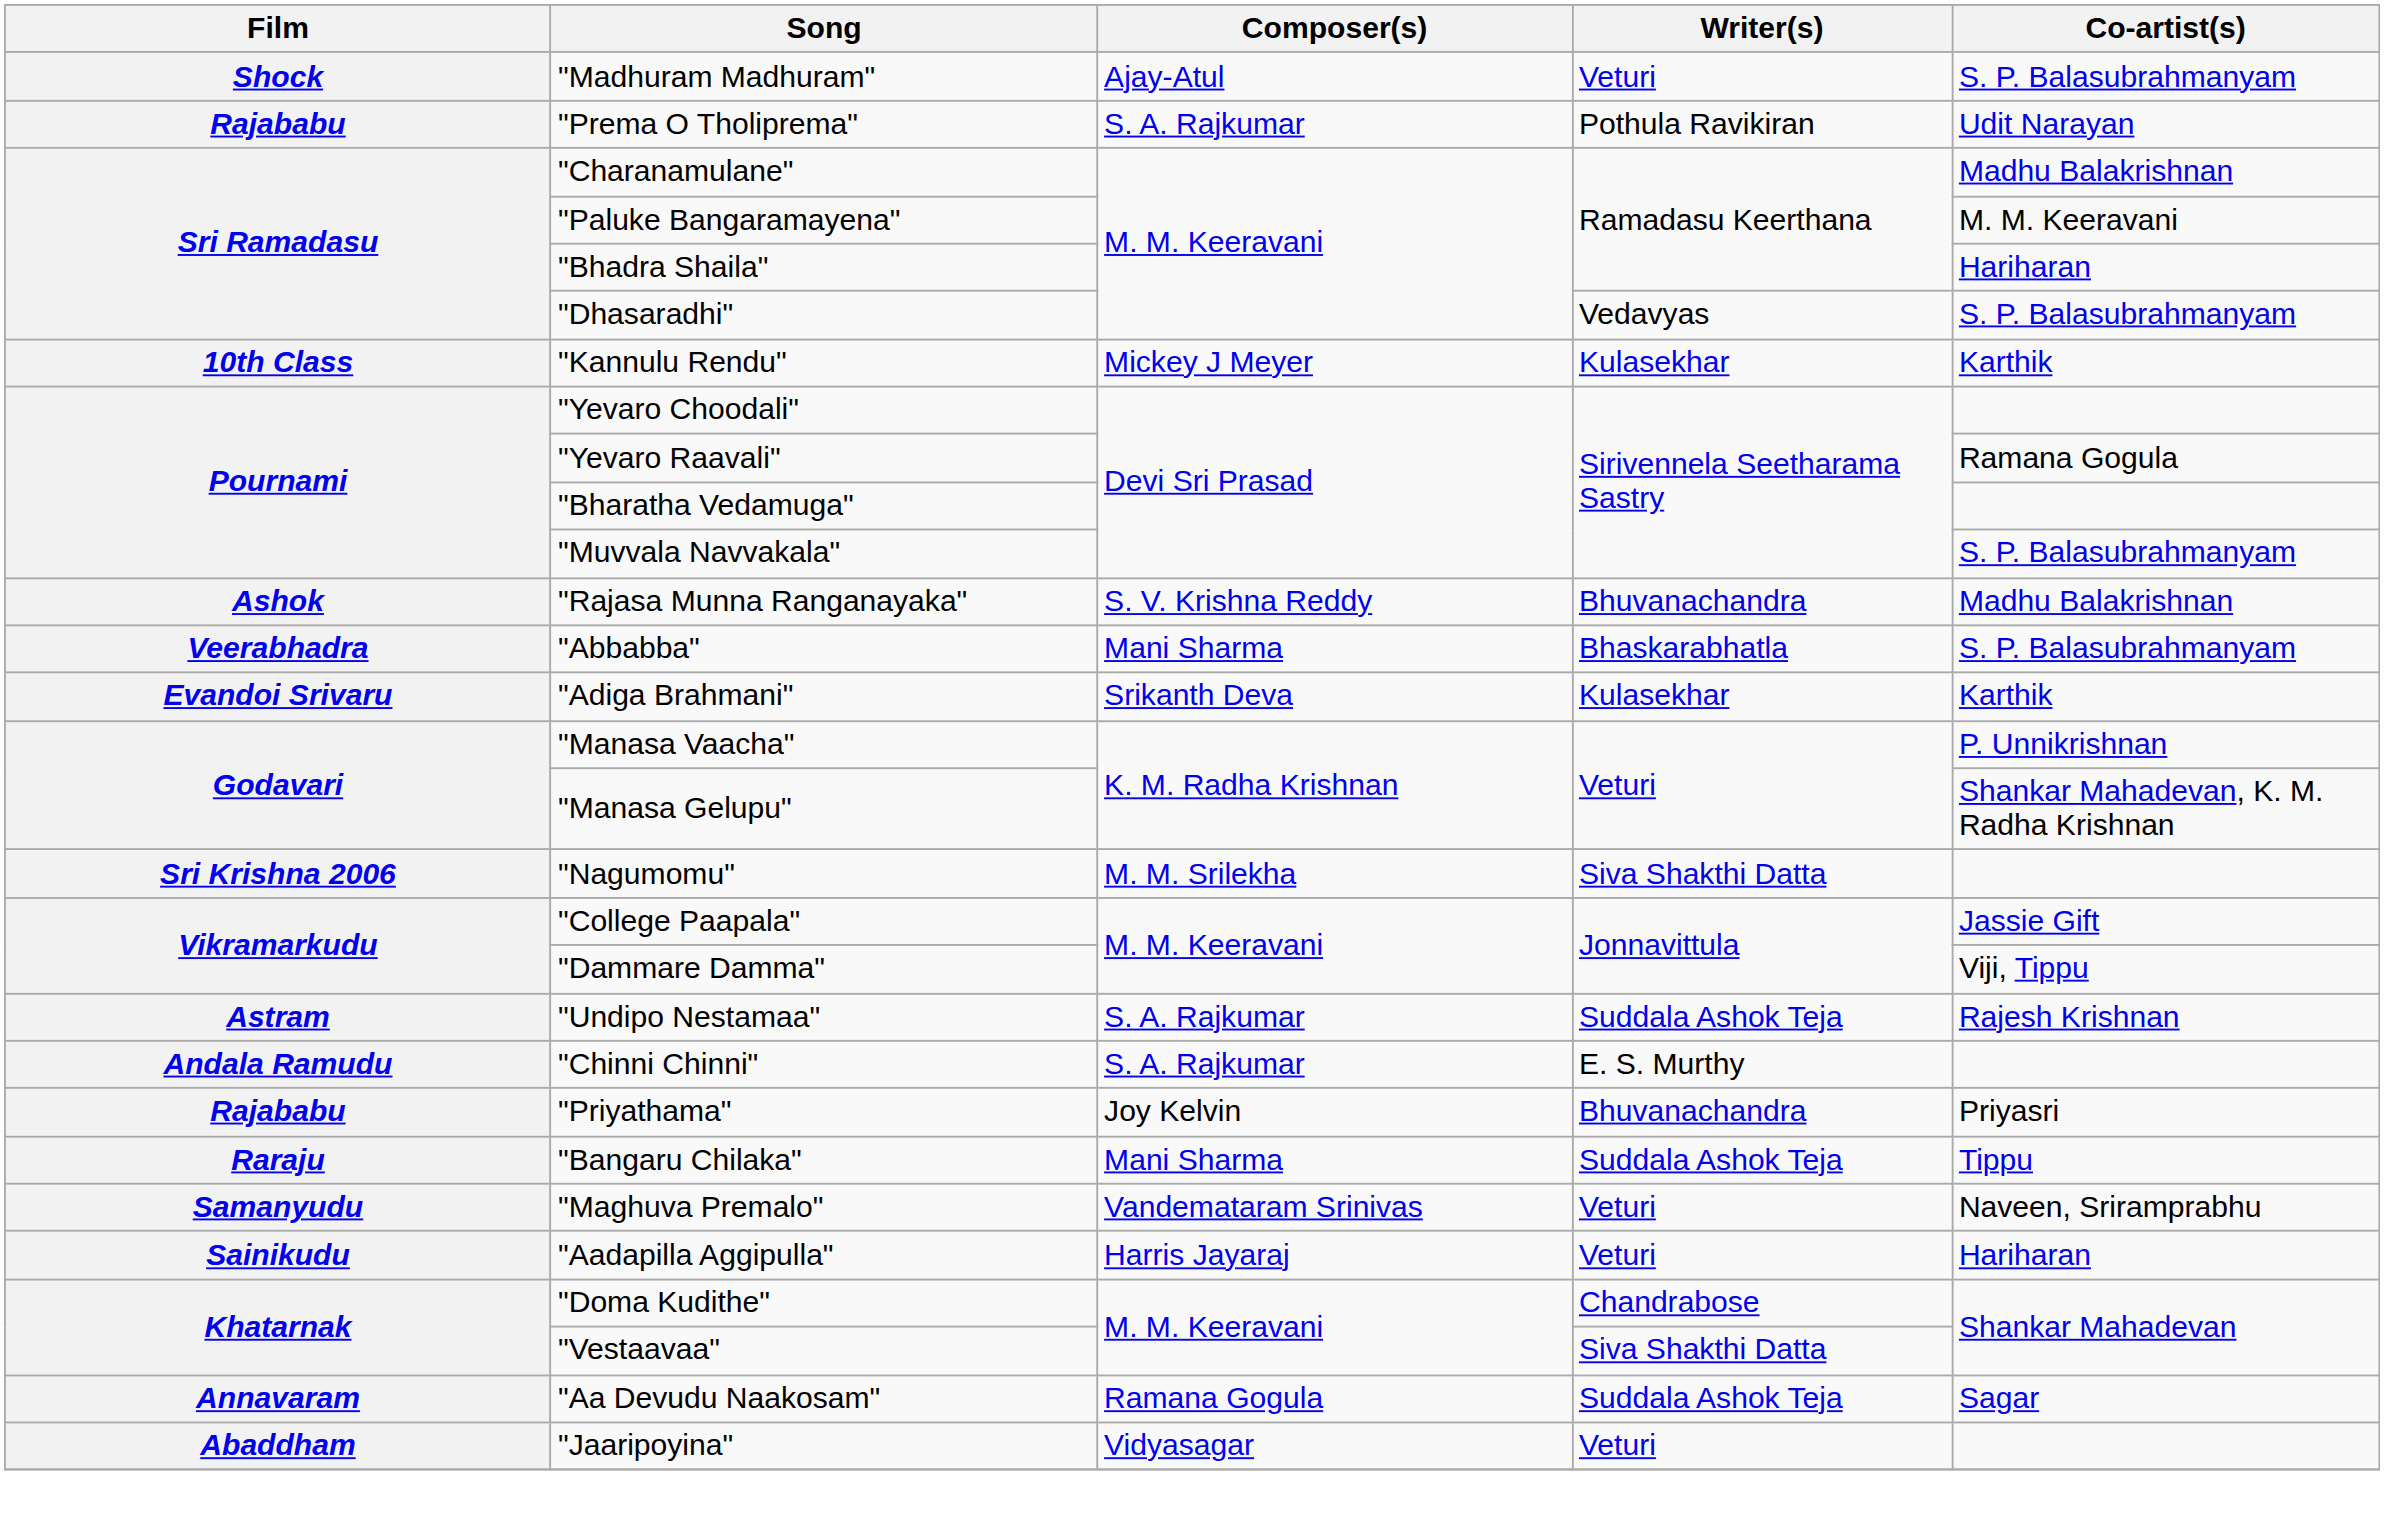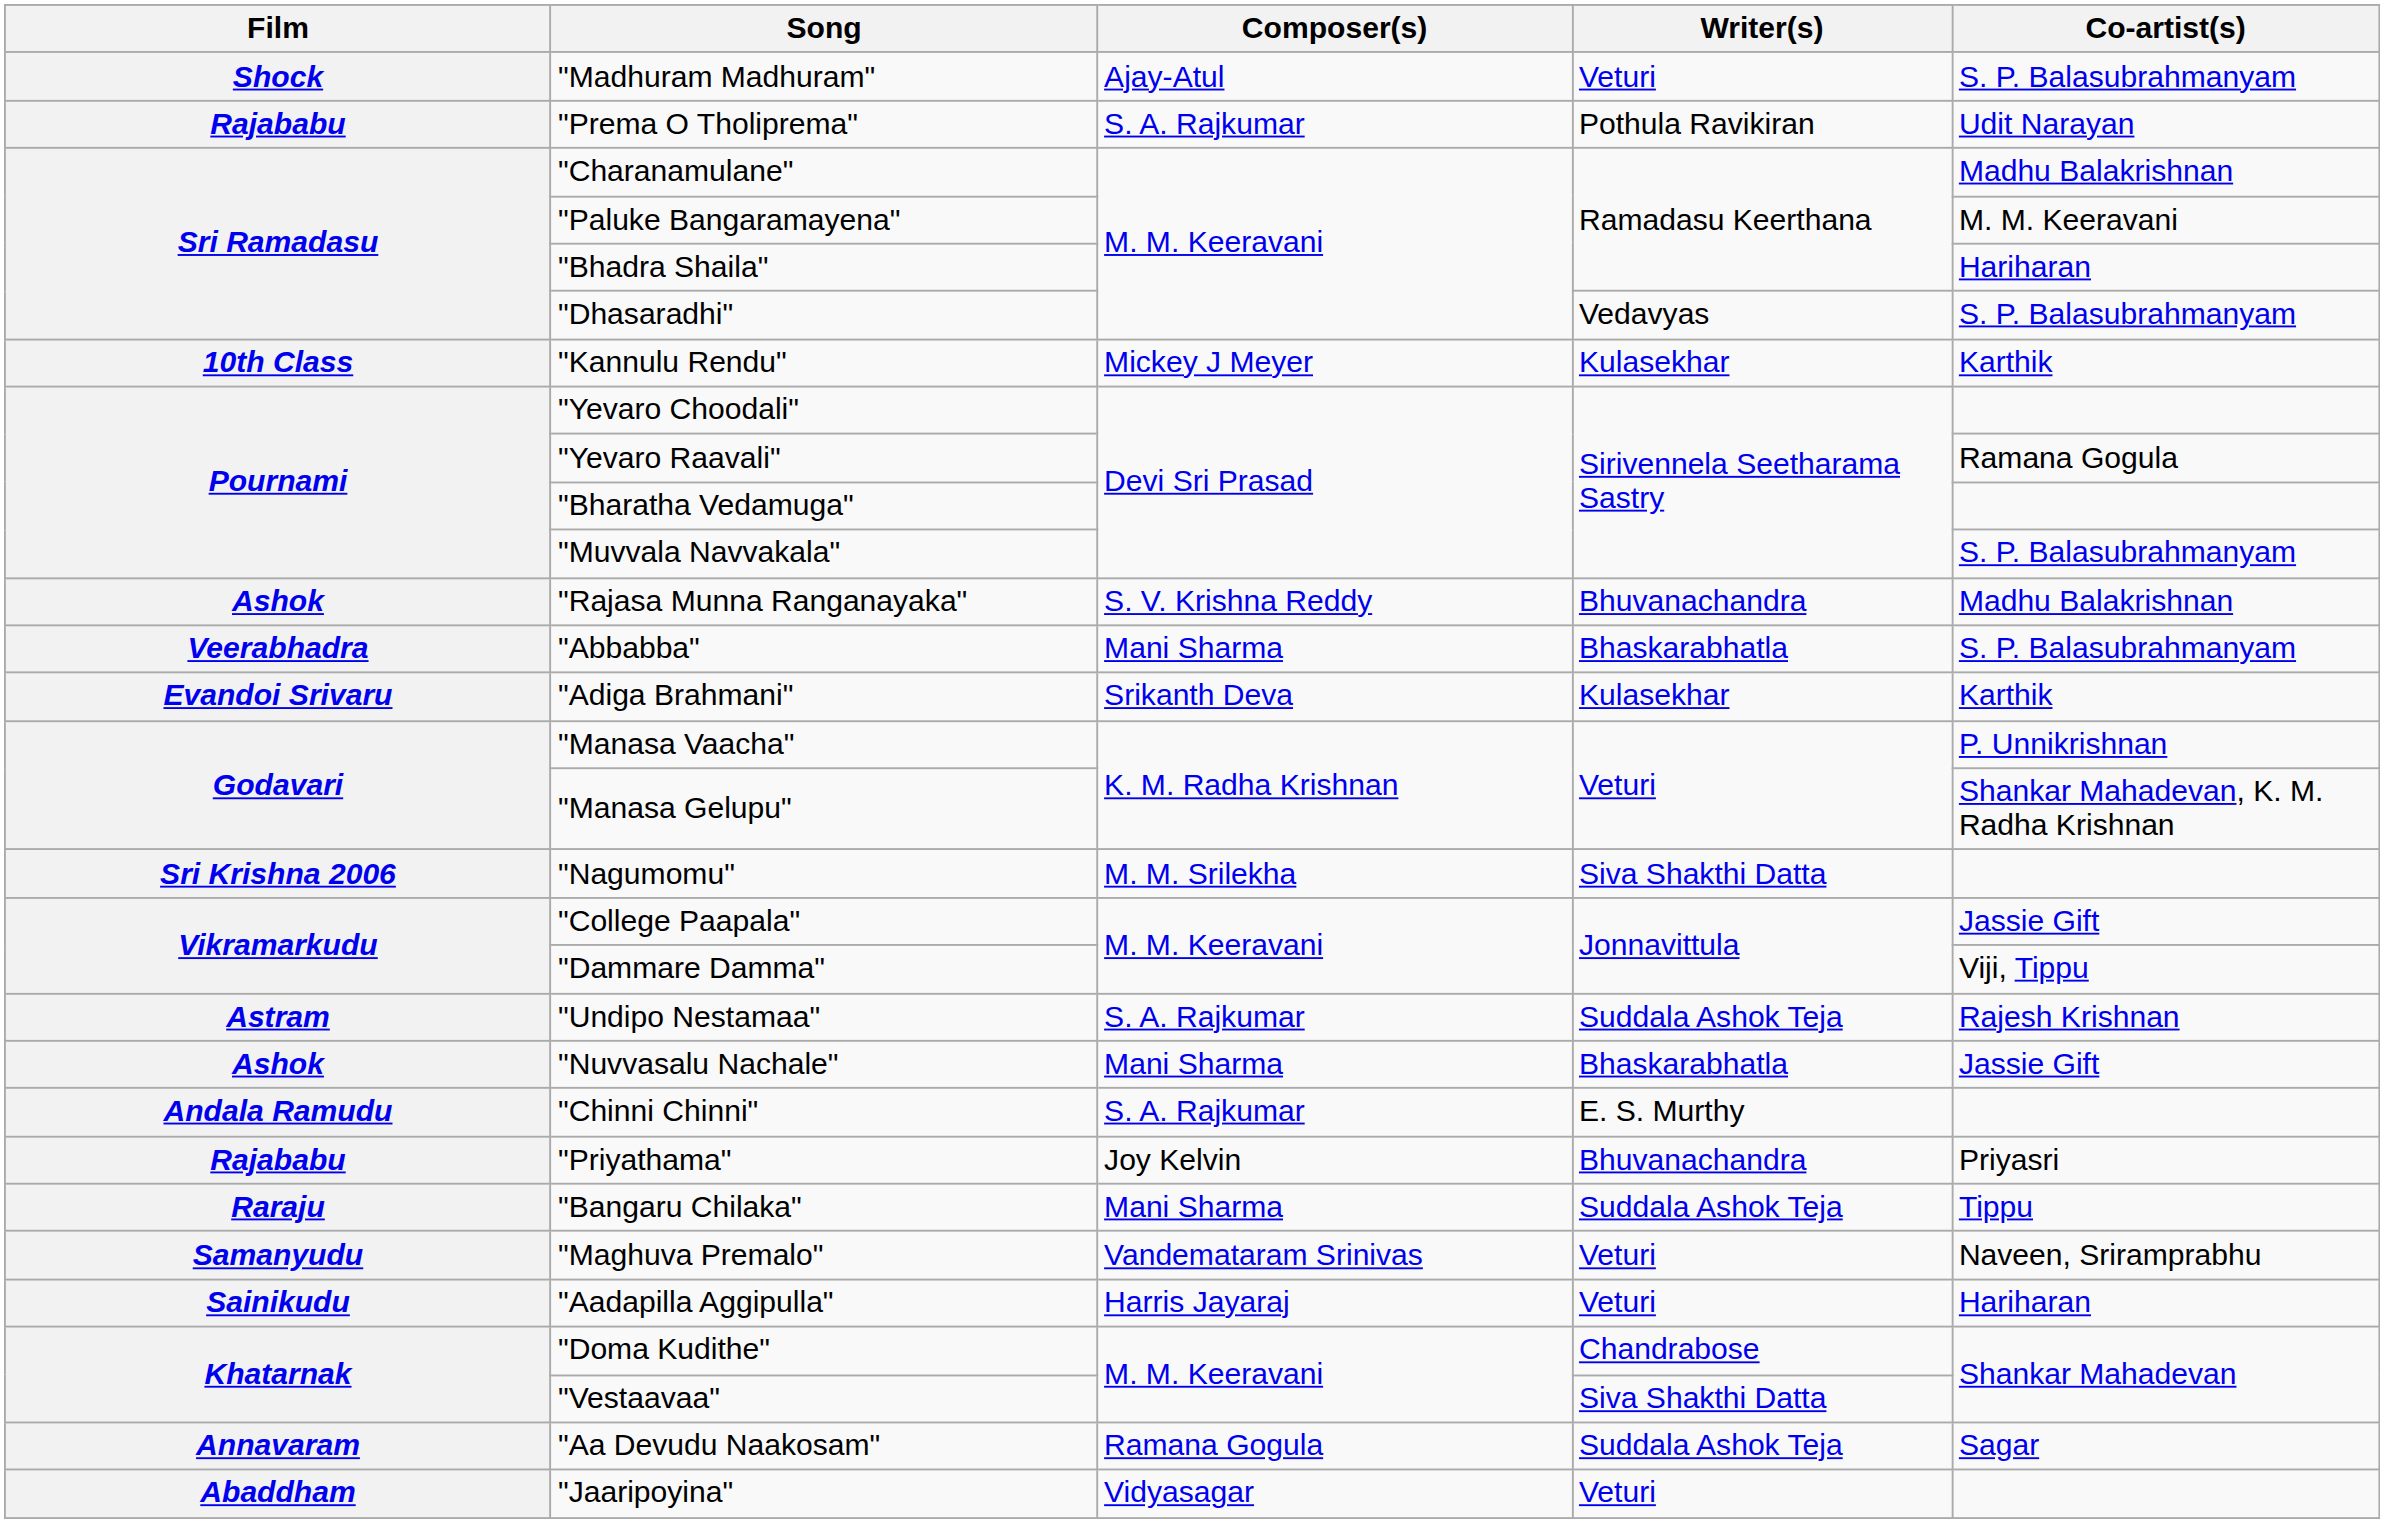+ row: (698, 1063)
